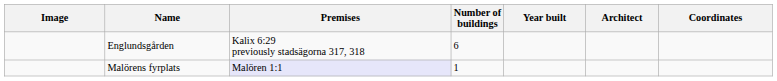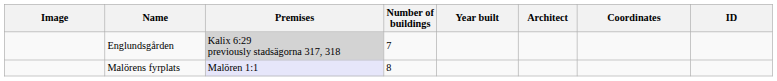+ column: (731, 18)
(298, 46) no background -> (274, 46) lightgrey background
(456, 46) 6 -> (389, 46) 7
(456, 68) 1 -> (389, 68) 8
